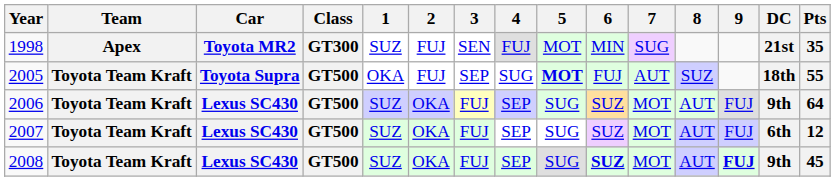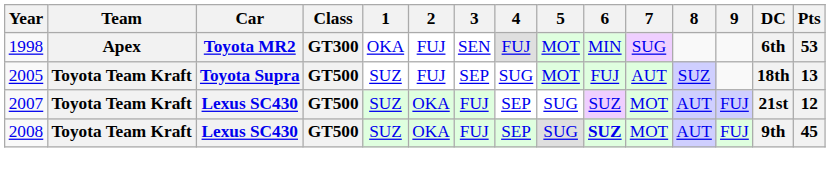(385, 46) SUZ -> (385, 46) OKA
(779, 46) 21st -> (773, 46) 6th
(815, 46) 35 -> (809, 46) 53
(385, 75) OKA -> (385, 75) SUZ
(562, 75) bold -> (561, 75) normal
(815, 75) 55 -> (809, 75) 13
- row: (26, 103)
(779, 132) 6th -> (773, 103) 21st
(739, 160) bold -> (734, 132) normal
